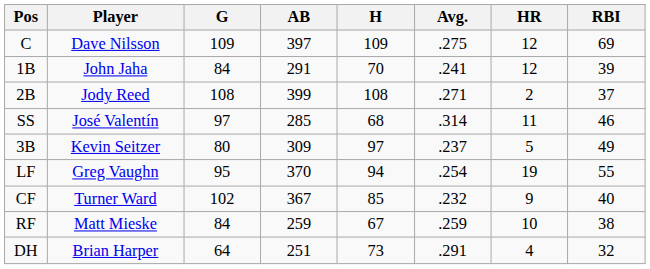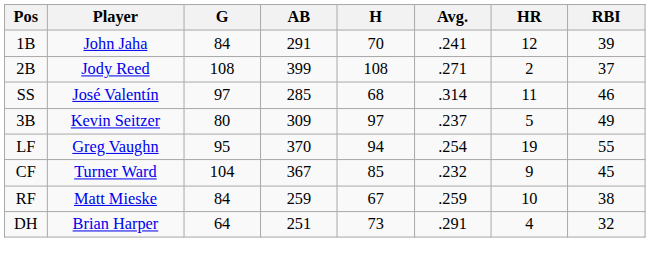- row: (26, 43)
(222, 198) 102 -> (222, 172) 104
(606, 198) 40 -> (606, 172) 45
